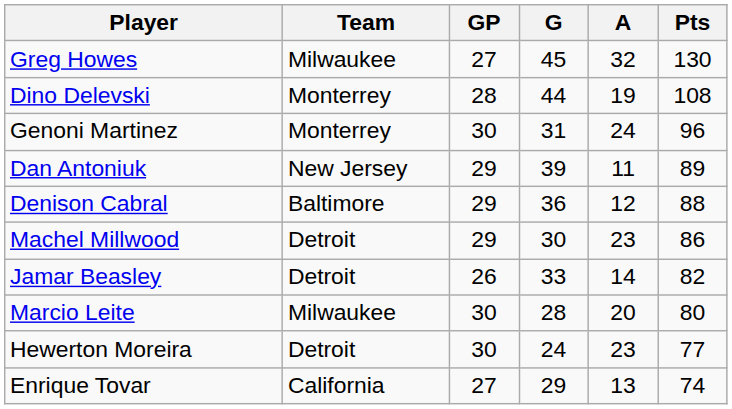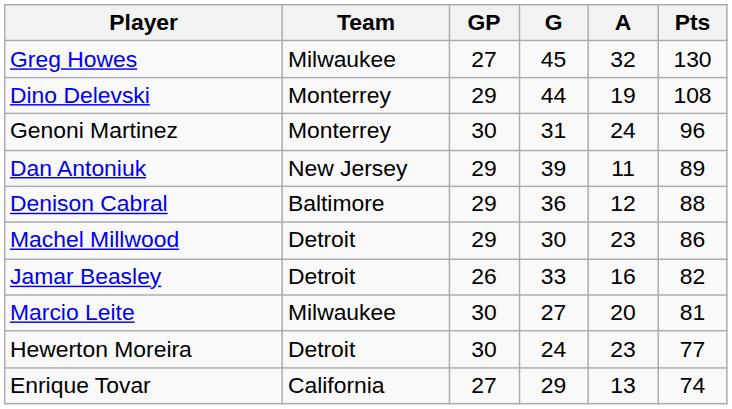(484, 95) 28 -> (484, 95) 29
(623, 276) 14 -> (623, 276) 16
(554, 312) 28 -> (554, 312) 27
(693, 312) 80 -> (693, 312) 81
